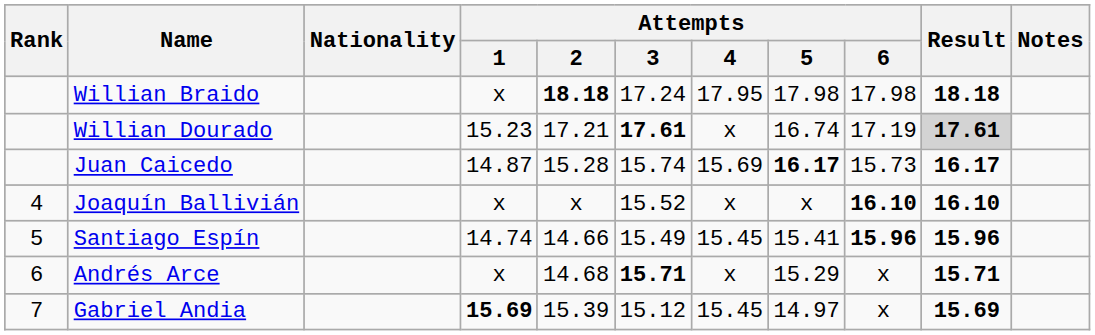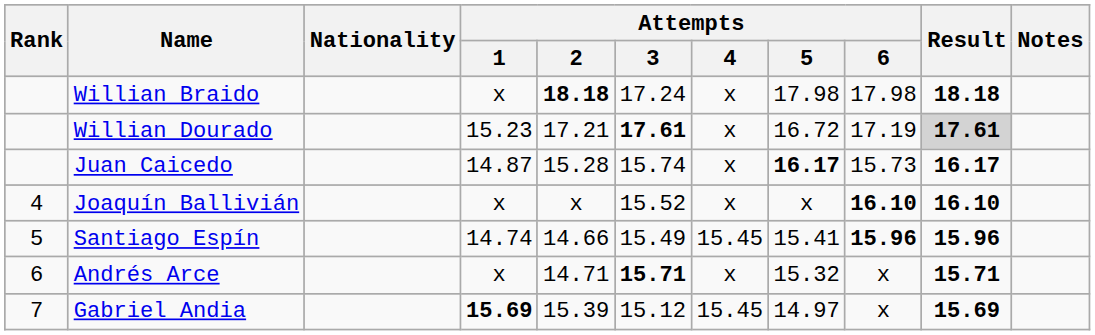(730, 95) 17.95 -> (730, 95) x
(807, 131) 16.74 -> (807, 131) 16.72
(730, 167) 15.69 -> (730, 167) x
(576, 275) 14.68 -> (576, 275) 14.71
(807, 275) 15.29 -> (807, 275) 15.32
